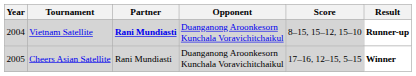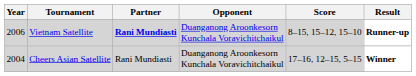(16, 33) 2004 -> (16, 33) 2006
(16, 59) 2005 -> (16, 59) 2004
